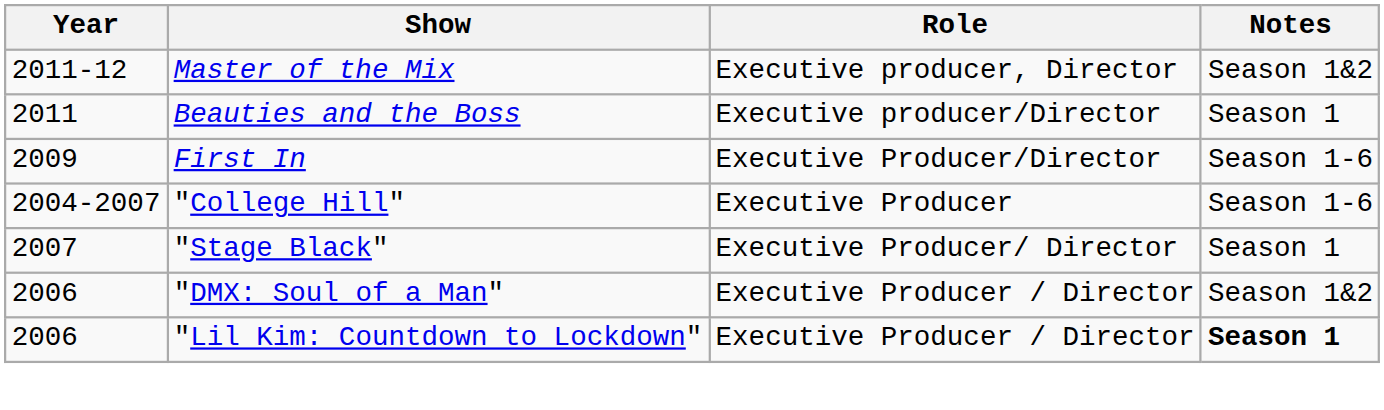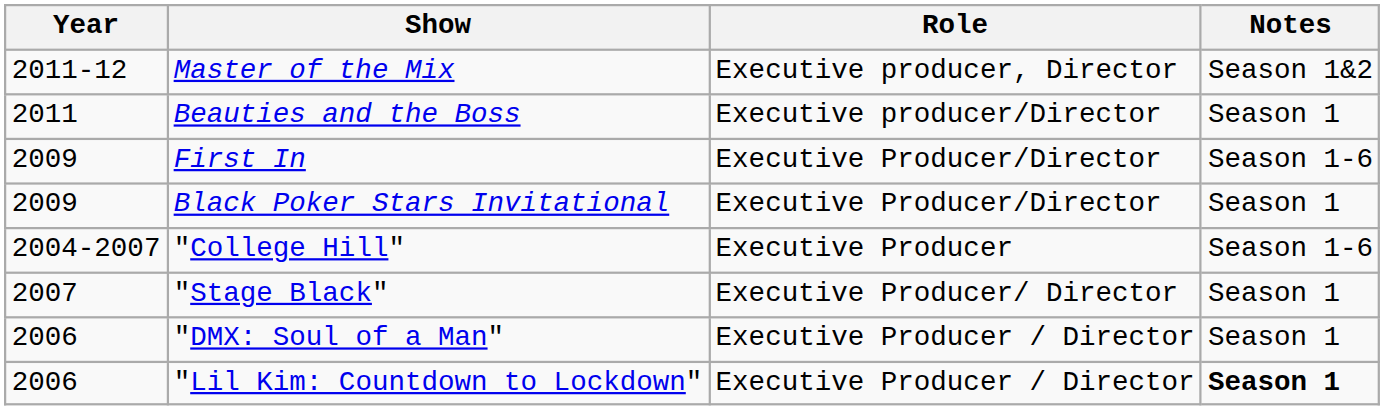+ row: (421, 206)
(1290, 294) Season 1&2 -> (1274, 339) Season 1
